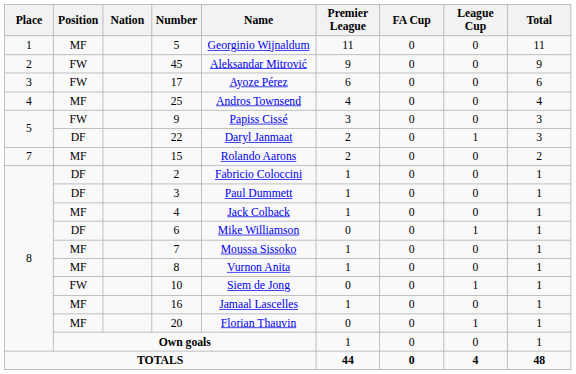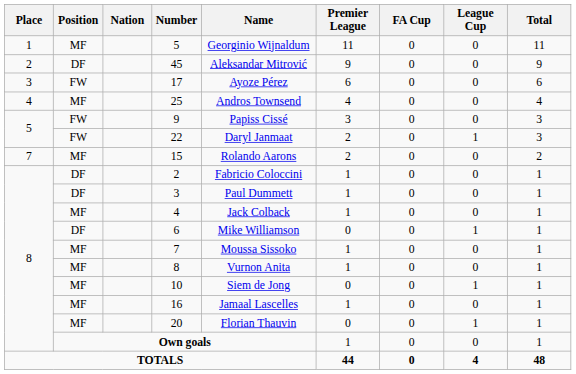(78, 63) FW -> (78, 63) DF
(78, 138) DF -> (78, 138) FW
(78, 286) FW -> (78, 286) MF
